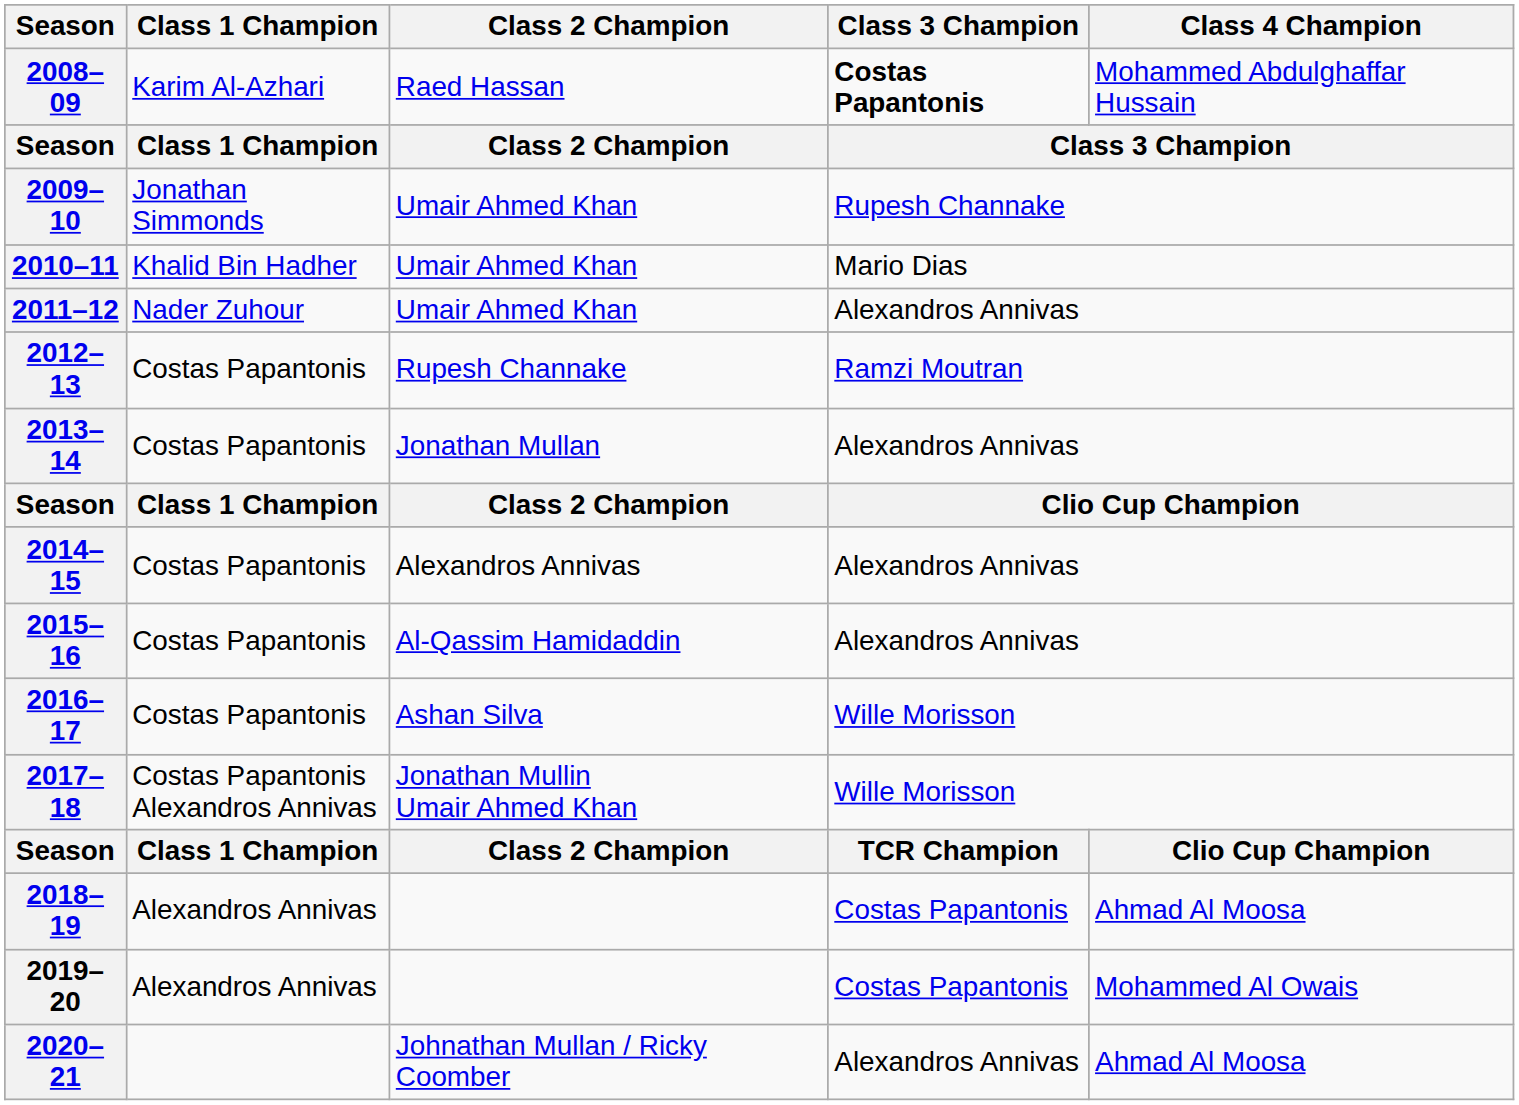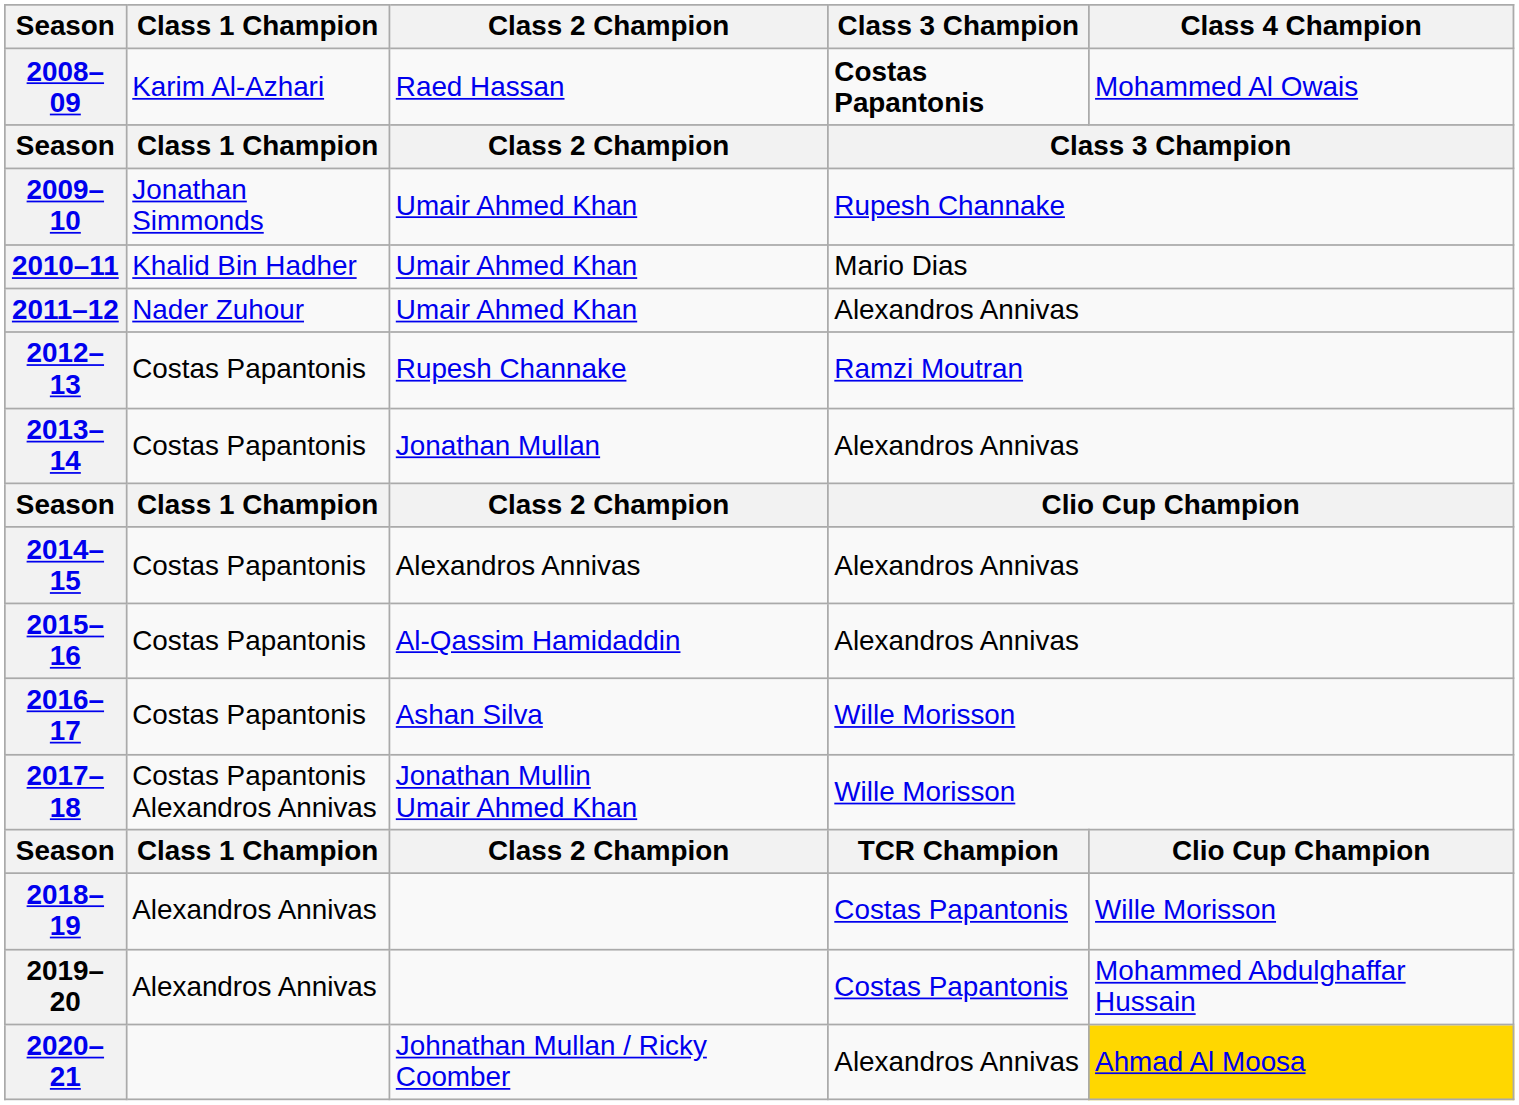(1250, 86) Mohammed Abdulghaffar Hussain -> (1227, 86) Mohammed Al Owais
(1200, 910) Ahmad Al Moosa -> (1186, 910) Wille Morisson
(1227, 986) Mohammed Al Owais -> (1250, 986) Mohammed Abdulghaffar Hussain
(1200, 1061) no background -> (1200, 1061) gold background
